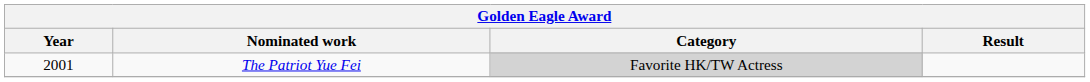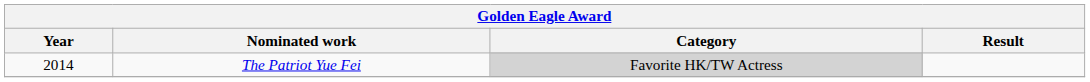(58, 64) 2001 -> (58, 64) 2014
